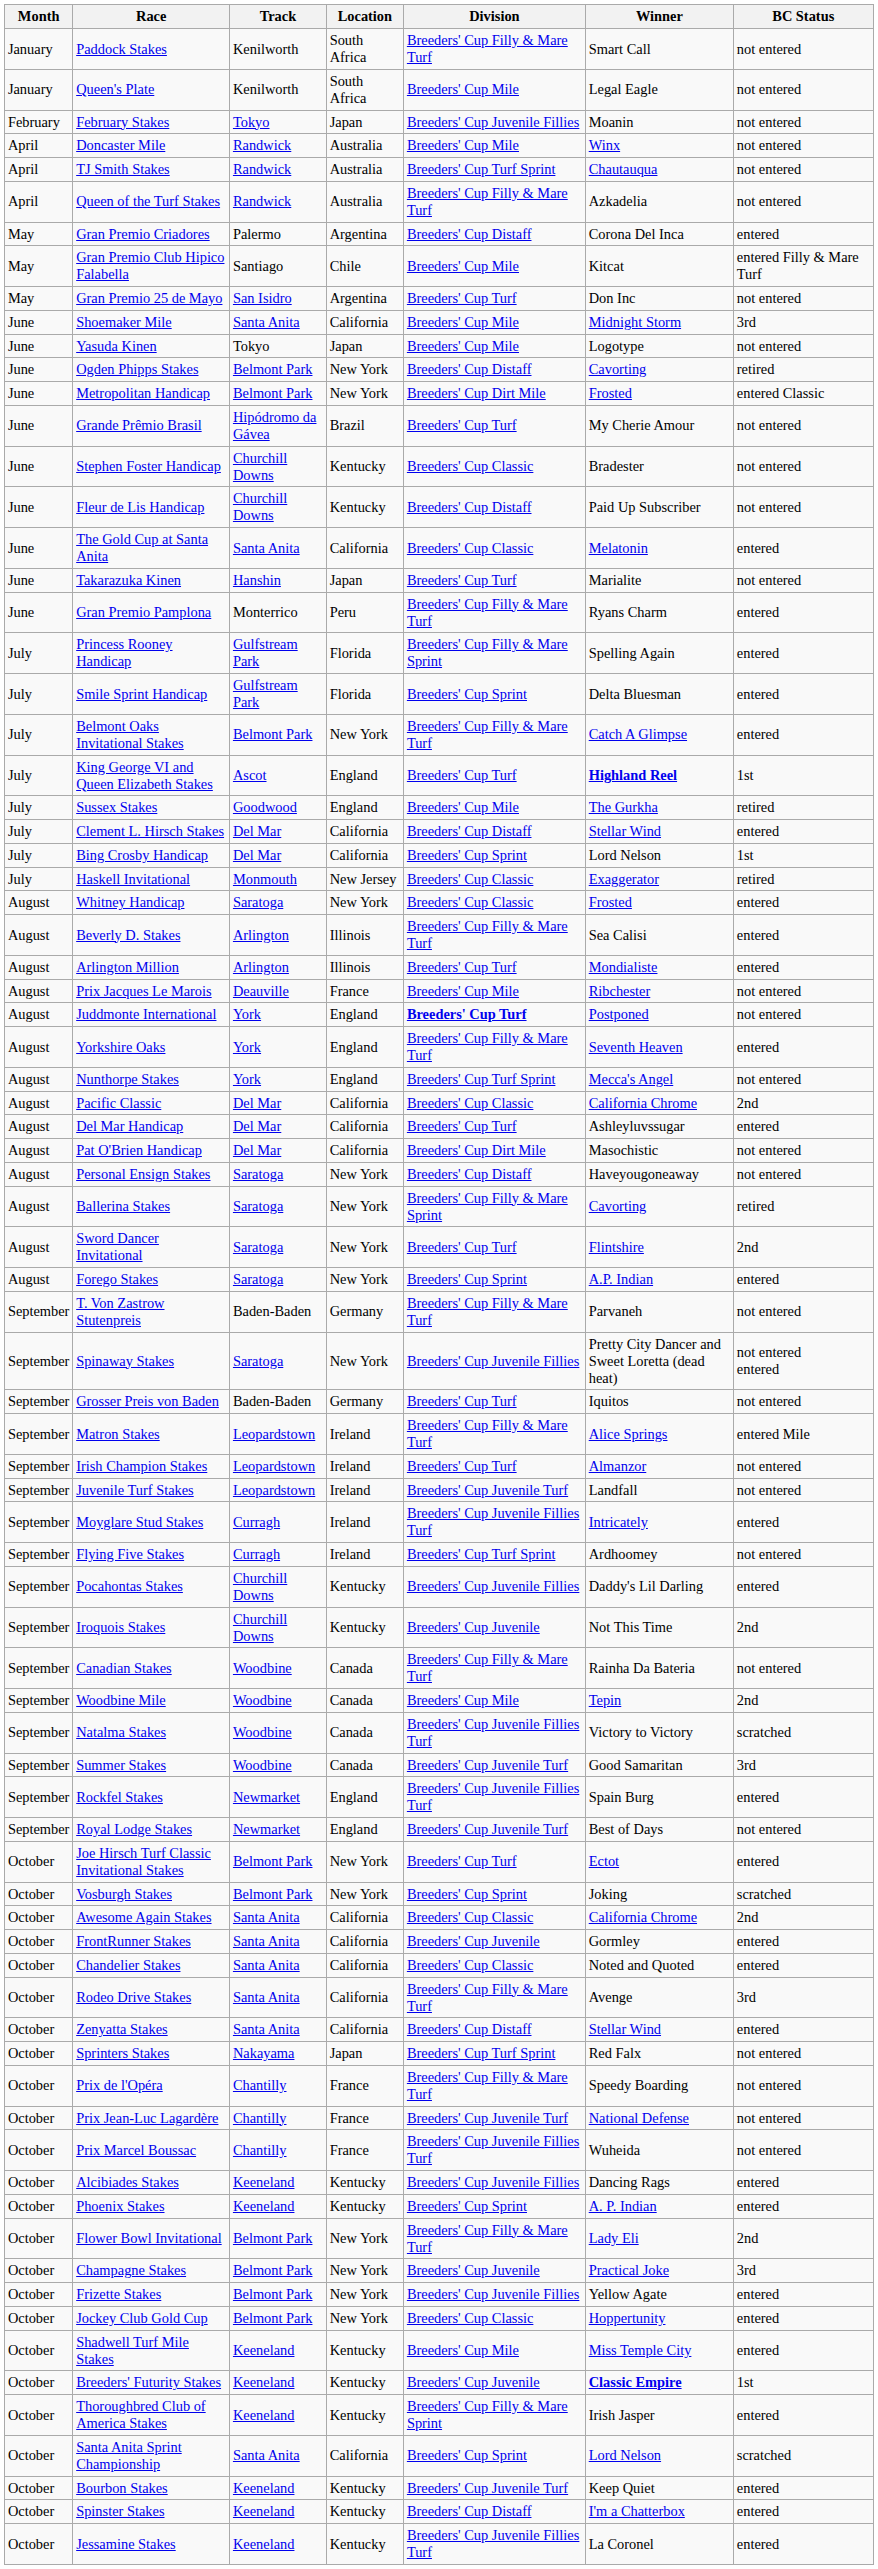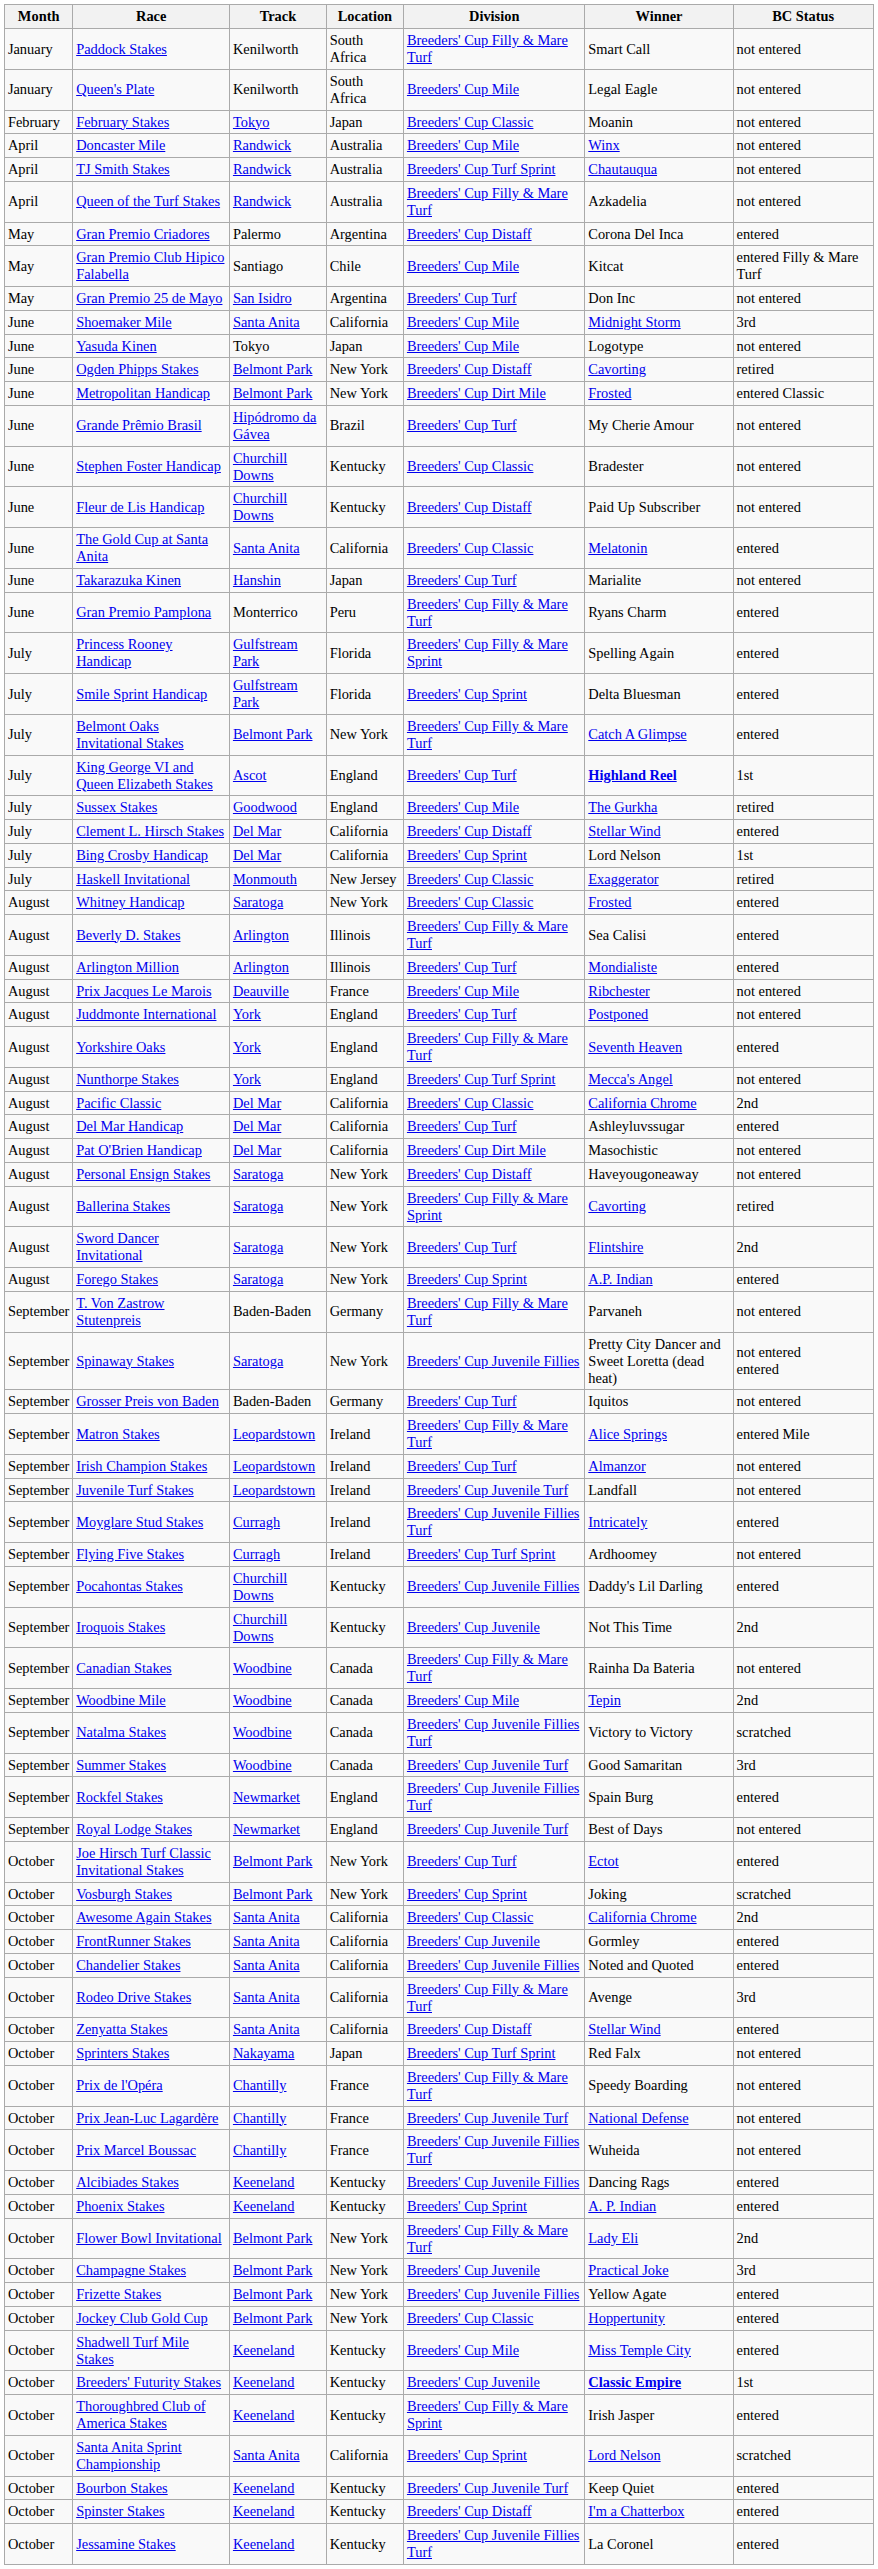(493, 122) Breeders' Cup Juvenile Fillies -> (470, 122) Breeders' Cup Classic
(467, 1014) bold -> (462, 1014) normal
(470, 1965) Breeders' Cup Classic -> (493, 1965) Breeders' Cup Juvenile Fillies
